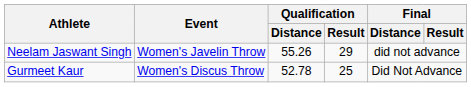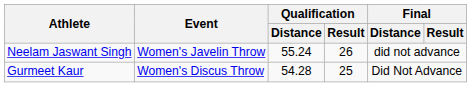(296, 52) 55.26 -> (296, 52) 55.24
(346, 52) 29 -> (346, 52) 26
(296, 71) 52.78 -> (296, 71) 54.28
